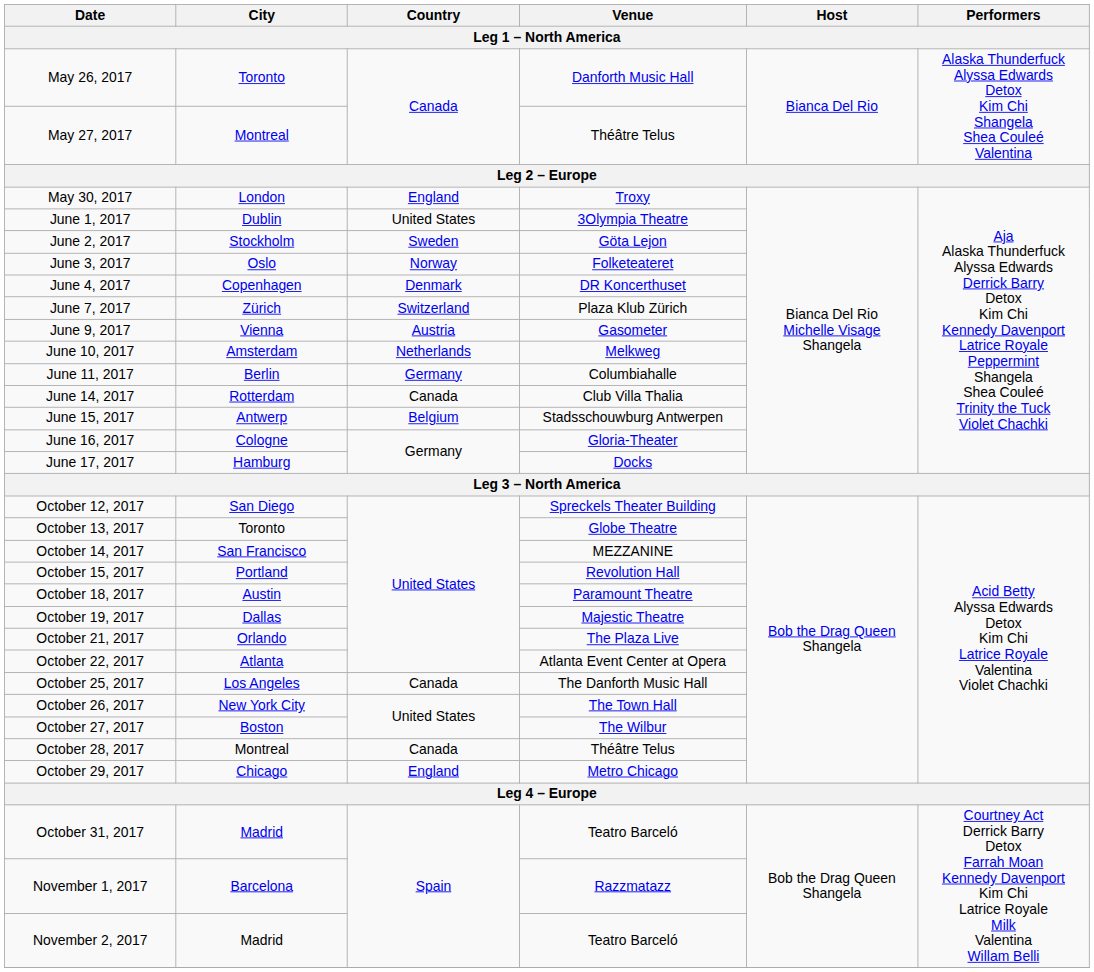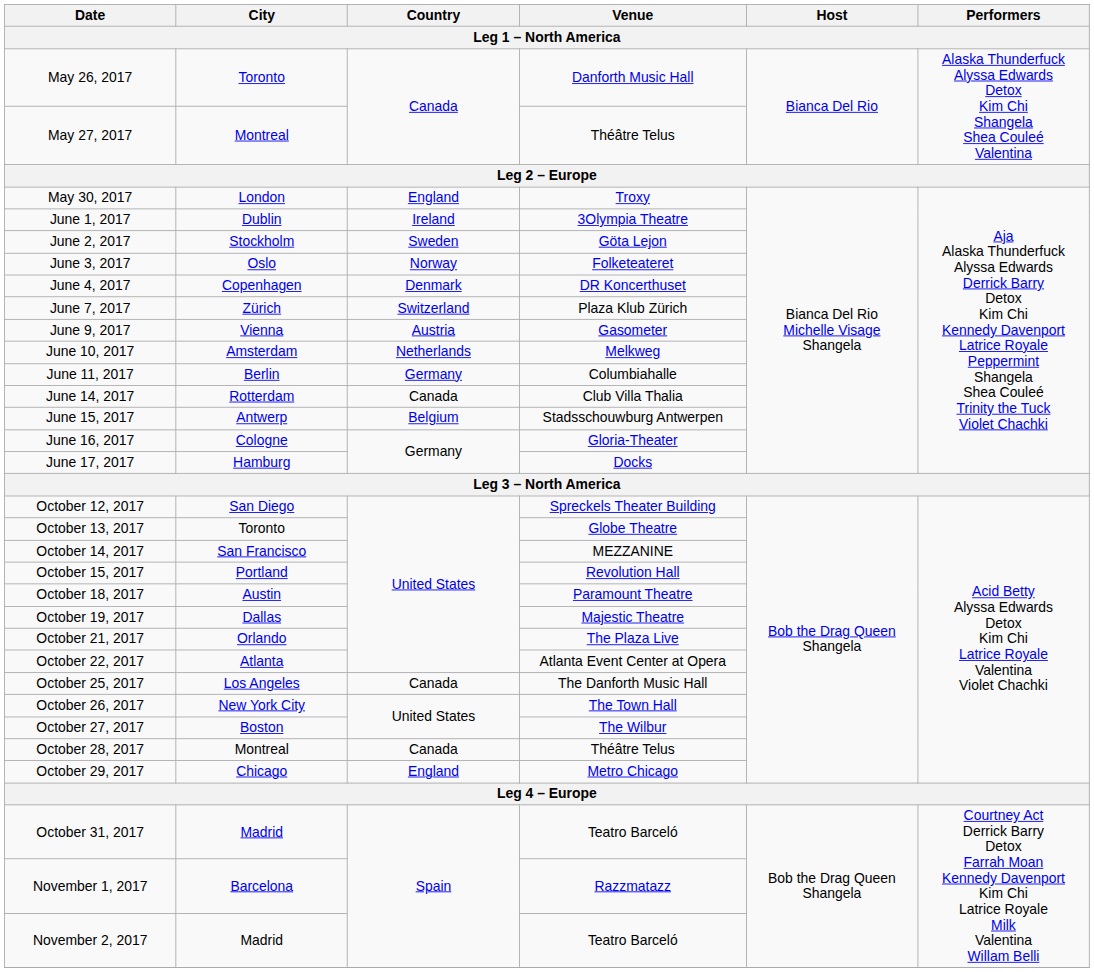(433, 219) United States -> (433, 219) Ireland
